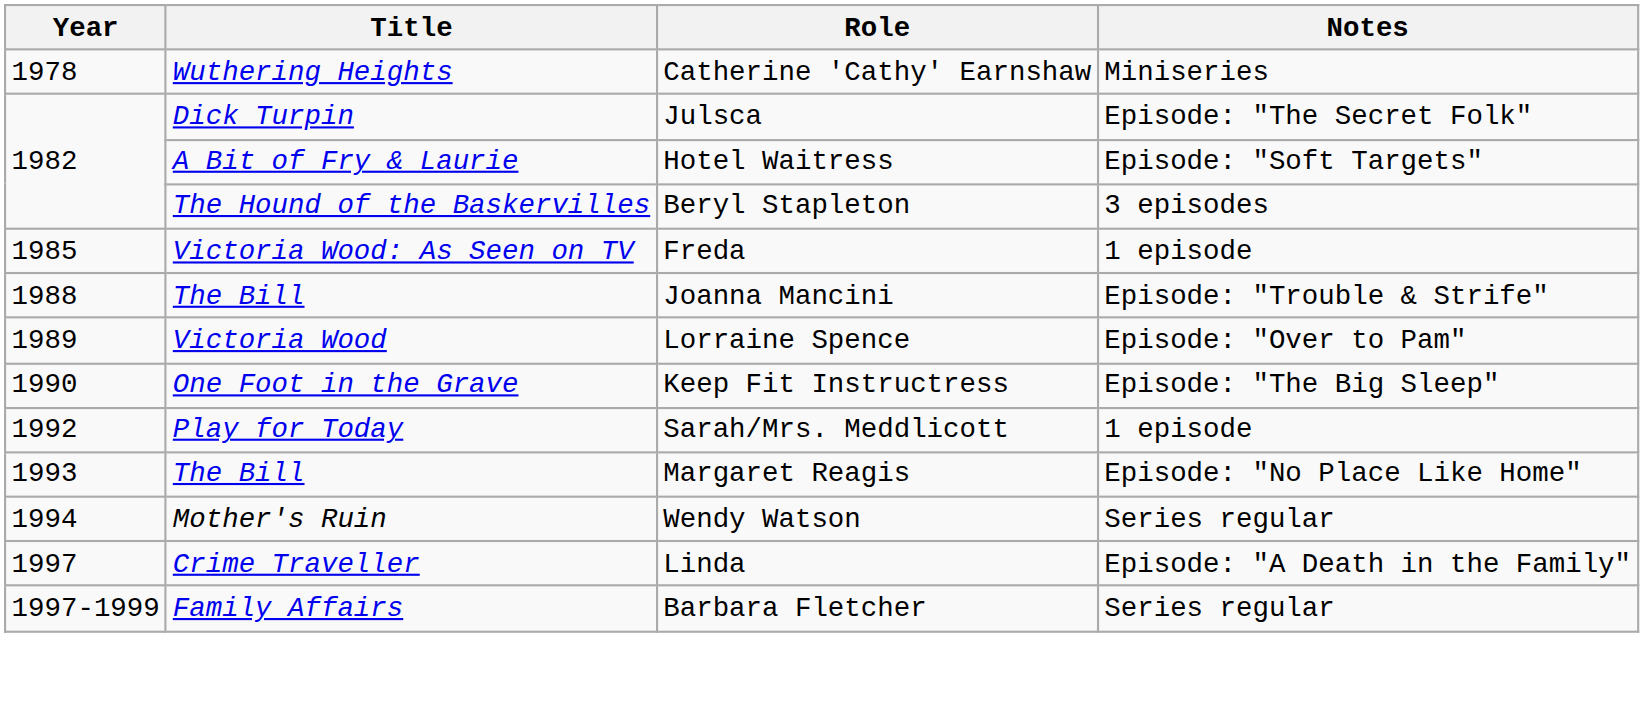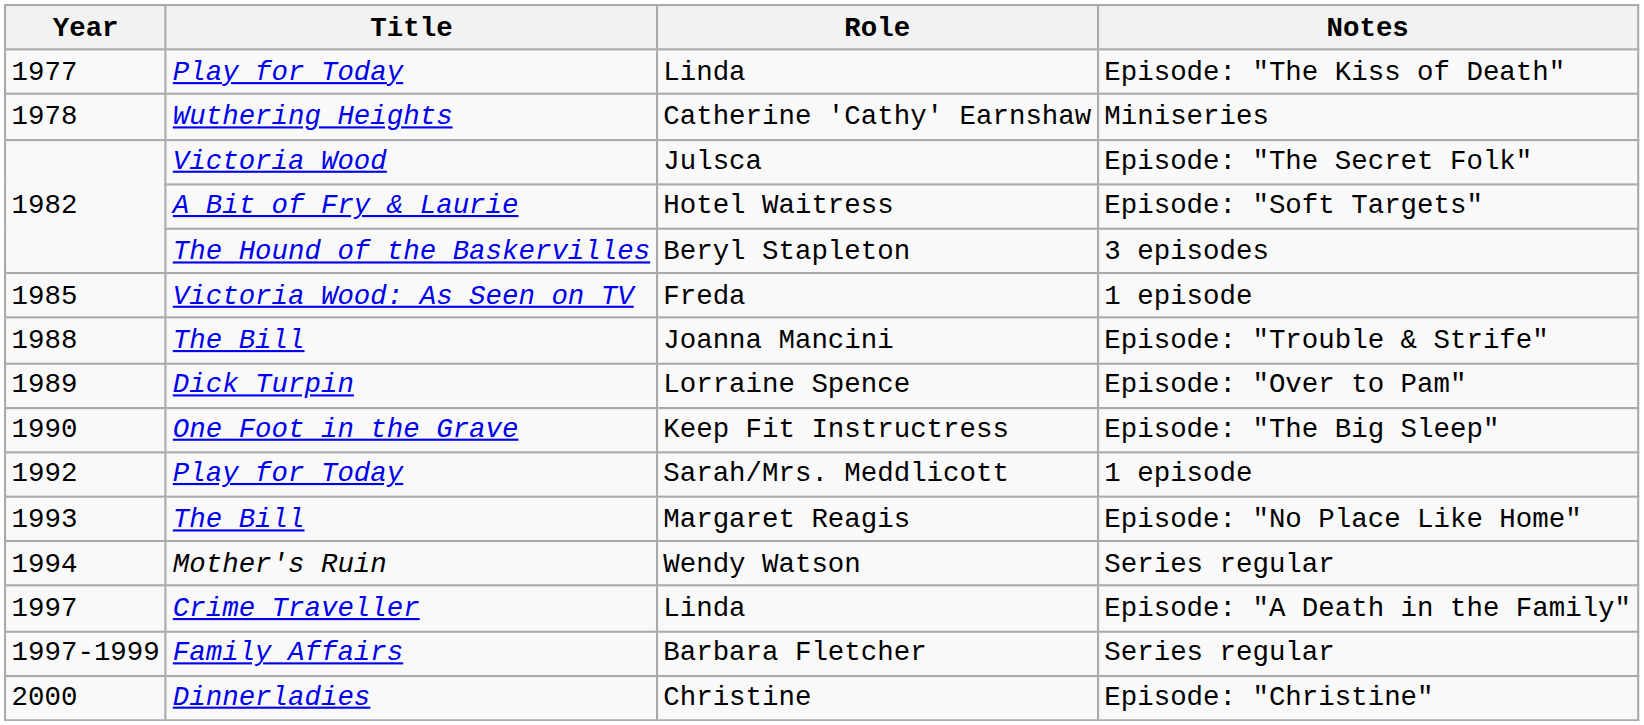+ row: (45, 72)
(263, 117) Dick Turpin -> (280, 162) Victoria Wood
(280, 340) Victoria Wood -> (263, 385) Dick Turpin
+ row: (45, 698)
